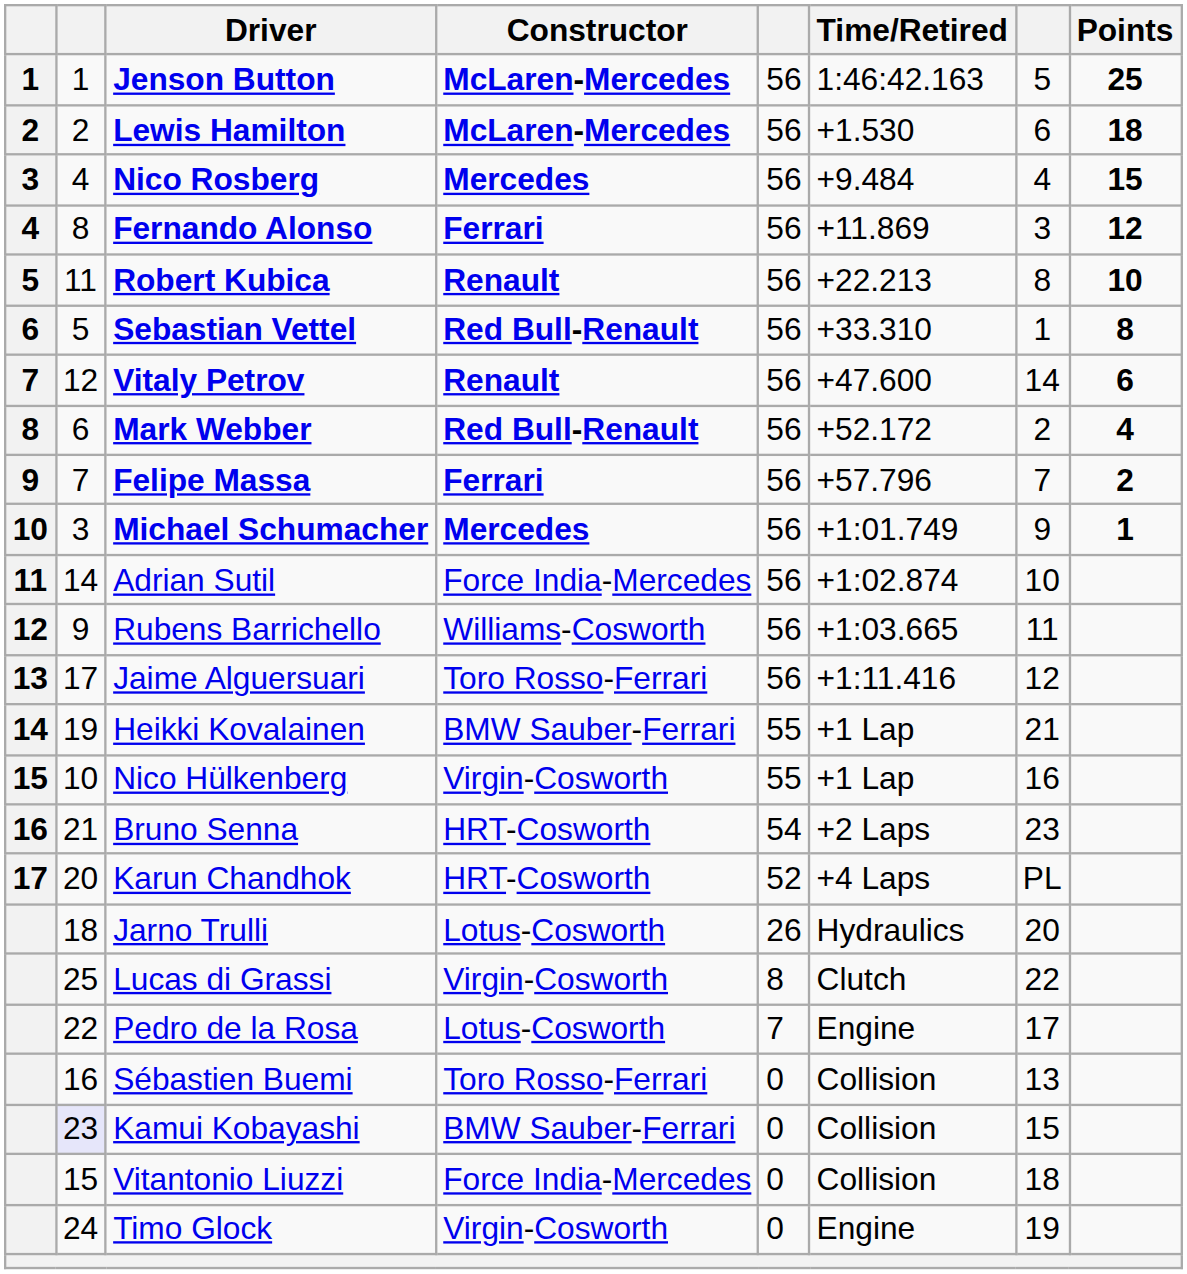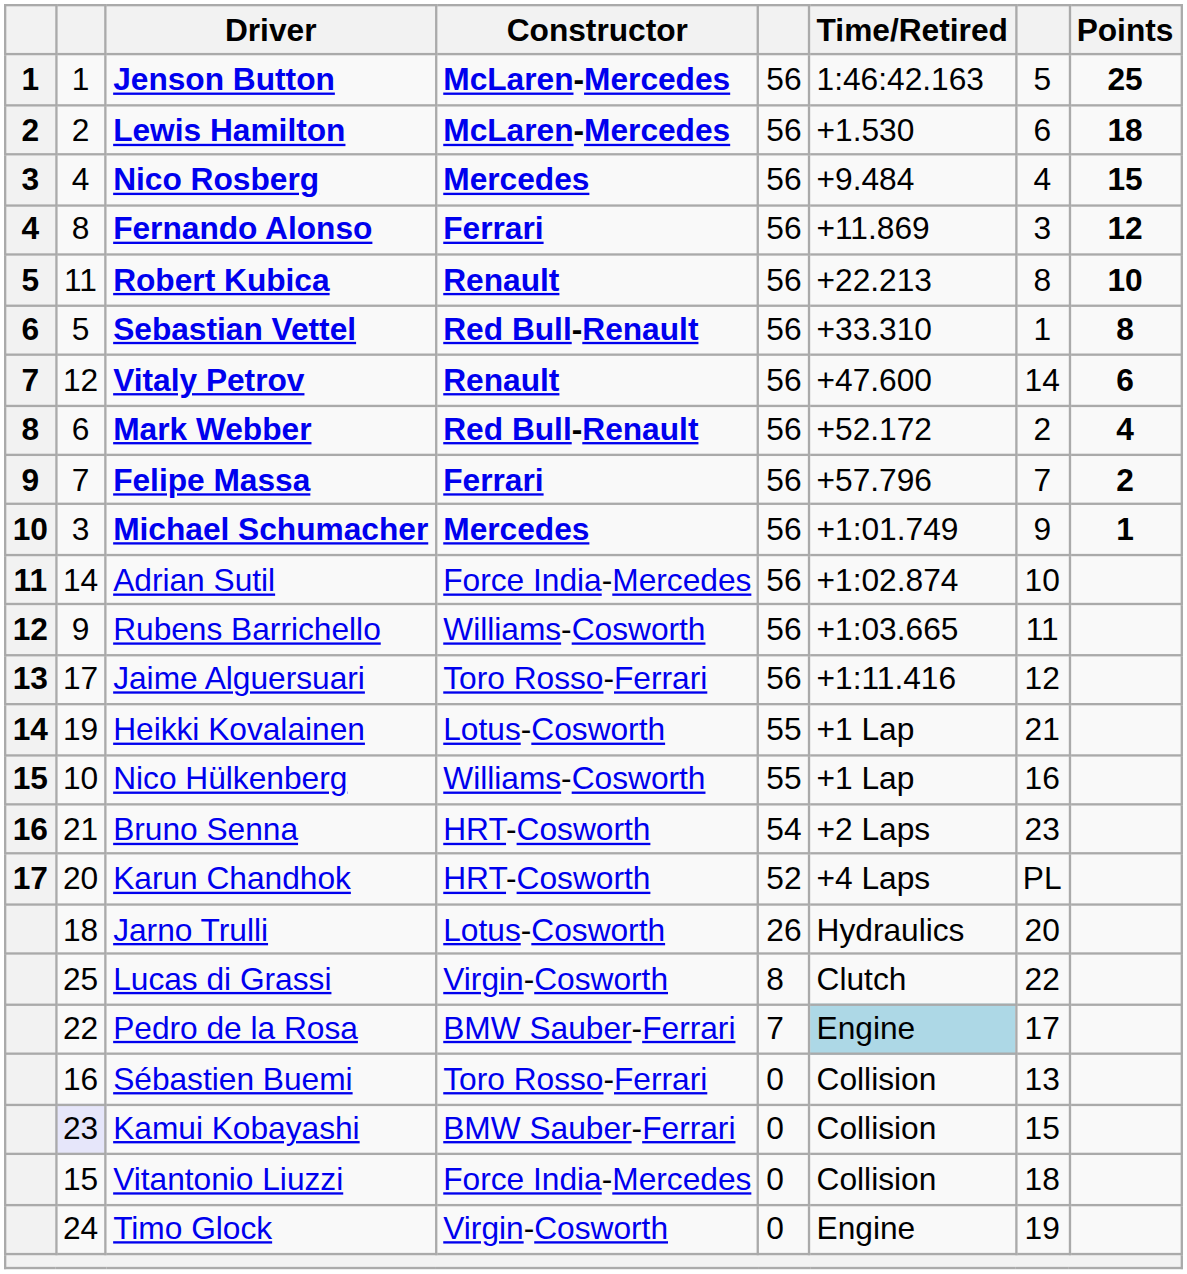(589, 729) BMW Sauber-Ferrari -> (554, 729) Lotus-Cosworth
(556, 779) Virgin-Cosworth -> (574, 779) Williams-Cosworth
(554, 1029) Lotus-Cosworth -> (589, 1029) BMW Sauber-Ferrari
(866, 1029) no background -> (866, 1029) lightblue background
